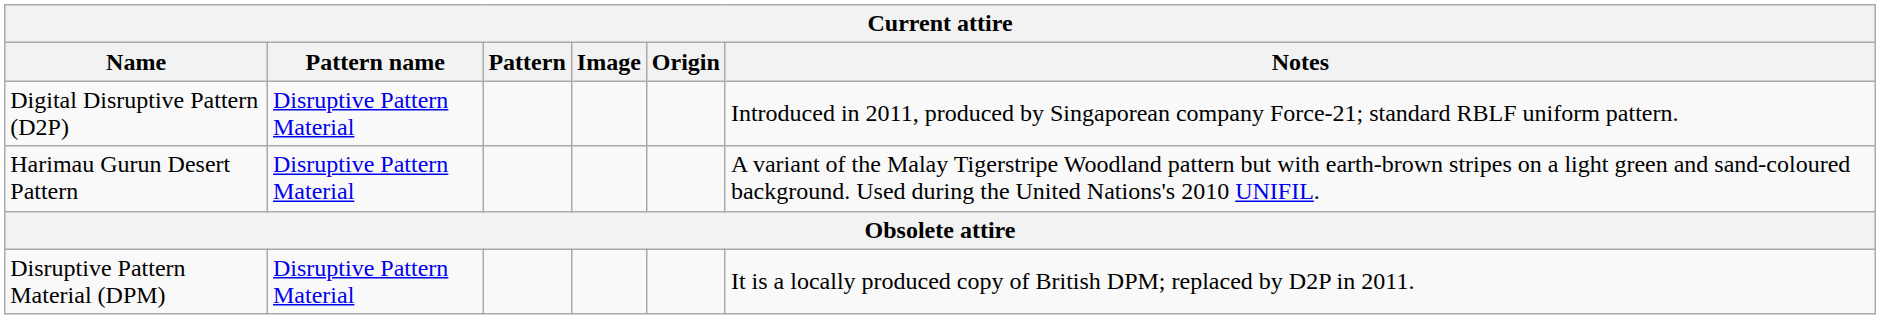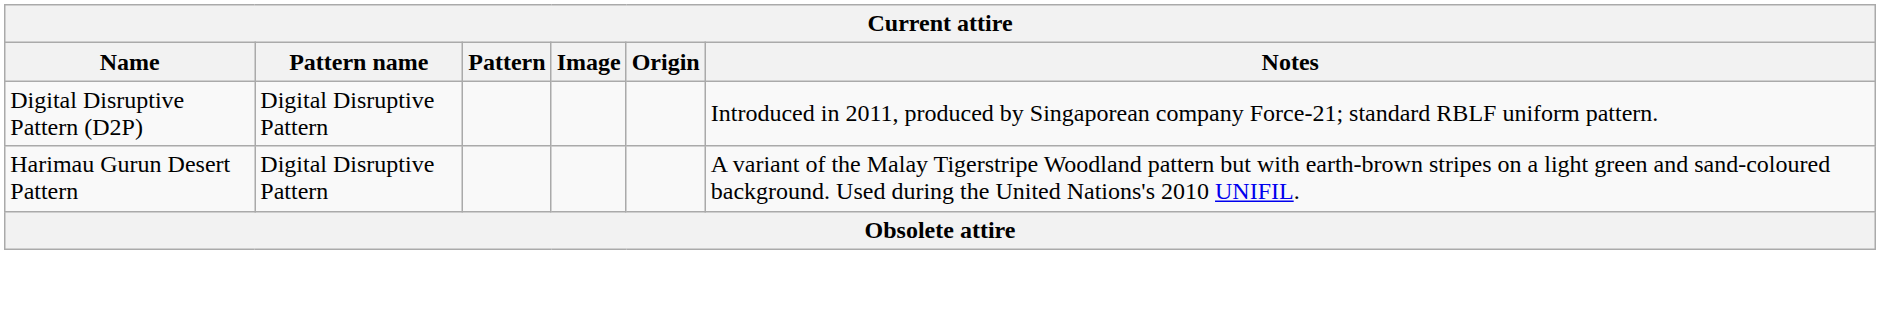(361, 113) Disruptive Pattern Material -> (347, 113) Digital Disruptive Pattern
(361, 178) Disruptive Pattern Material -> (347, 178) Digital Disruptive Pattern
- row: (98, 281)
